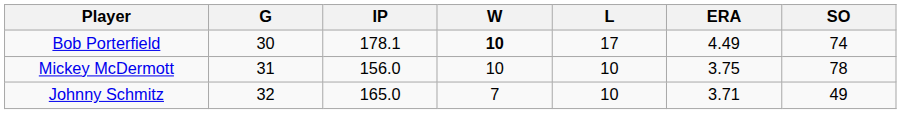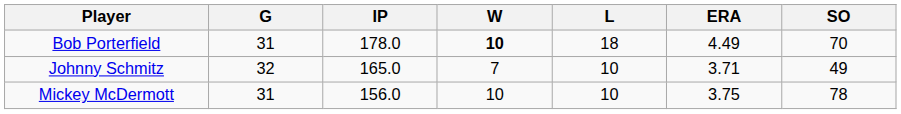(266, 43) 30 -> (266, 43) 31
(380, 43) 178.1 -> (380, 43) 178.0
(609, 43) 17 -> (609, 43) 18
(839, 43) 74 -> (839, 43) 70
rows swapped: (106, 95) <-> (106, 69)
